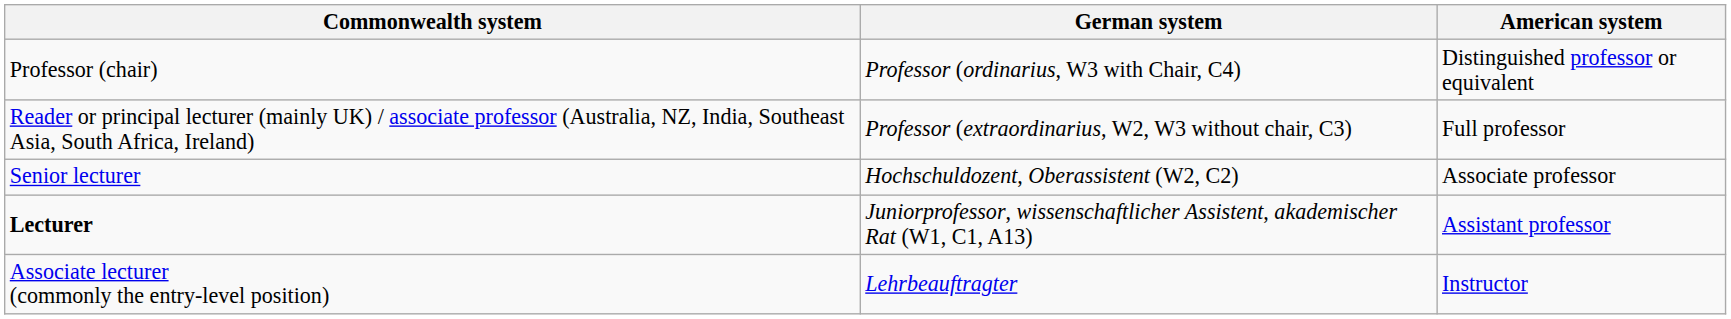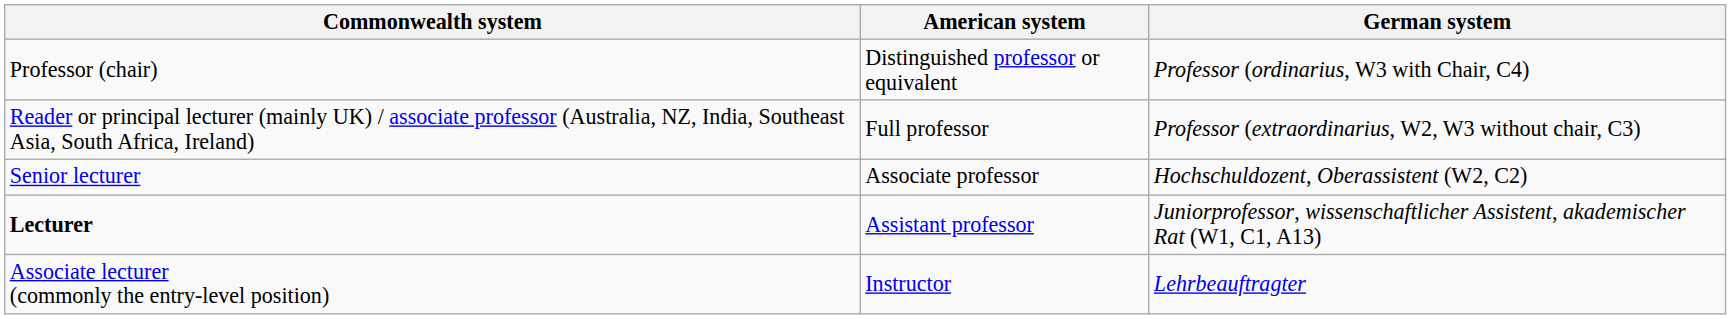columns swapped: (1581, 22) <-> (1149, 22)
